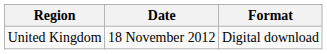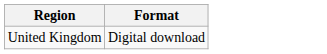- column: (162, 15)
